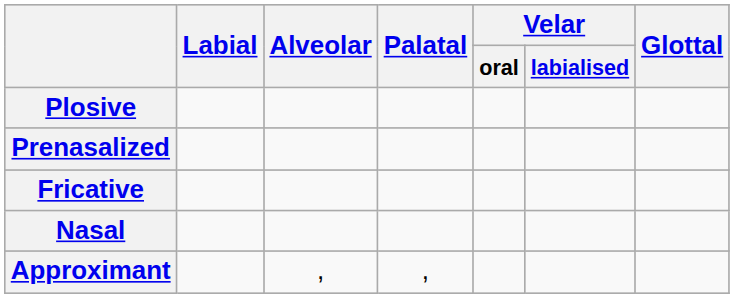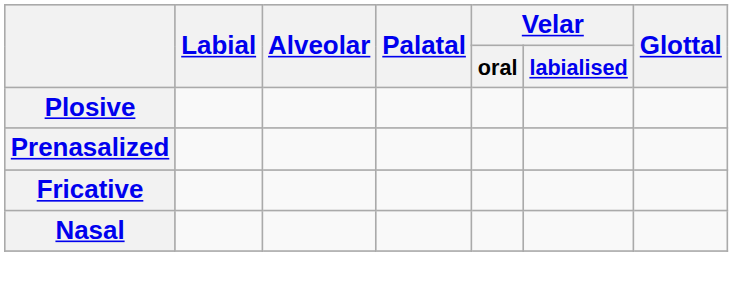- row: (91, 271)
